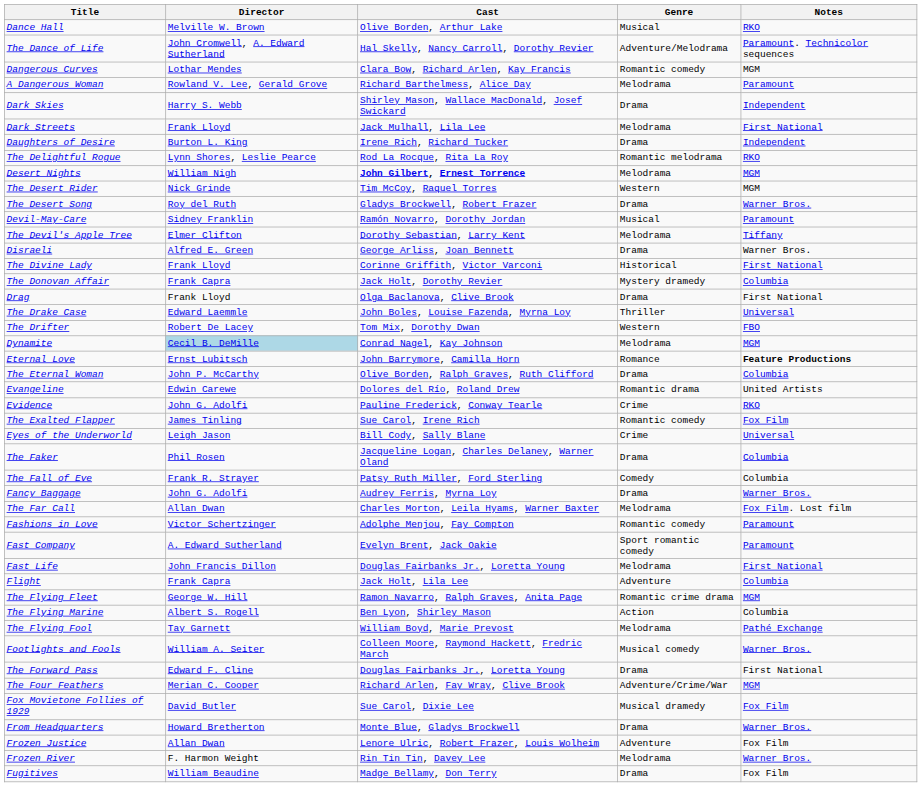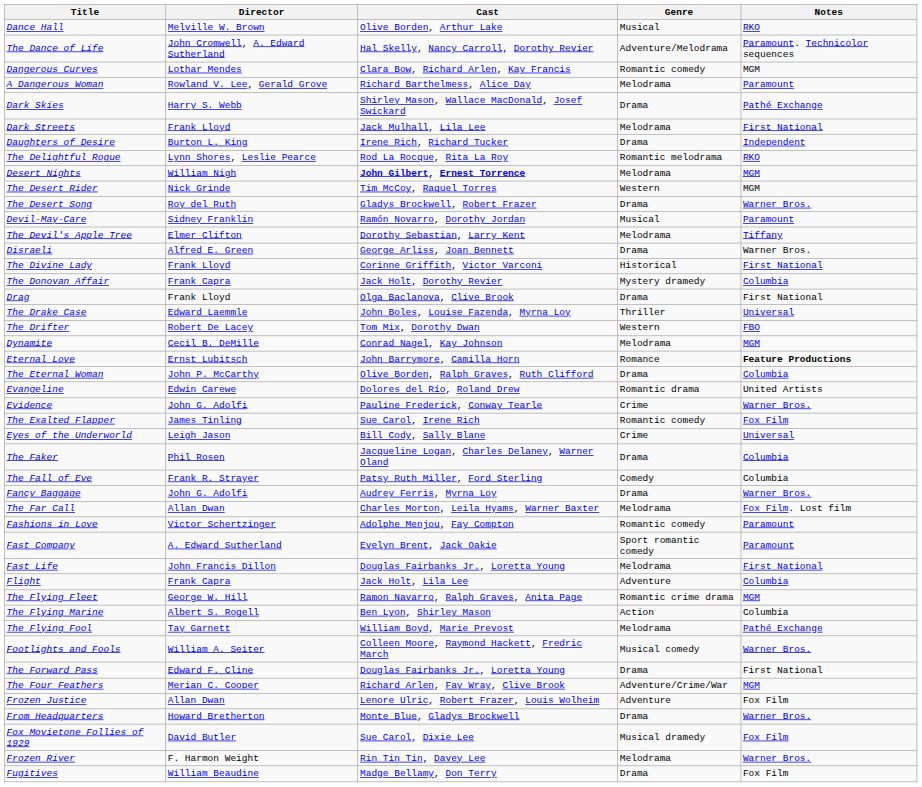(774, 106) Independent -> (783, 106) Pathé Exchange
(213, 343) lightblue background -> (213, 343) no background
(751, 405) RKO -> (777, 405) Warner Bros.
rows swapped: (75, 706) <-> (46, 743)
